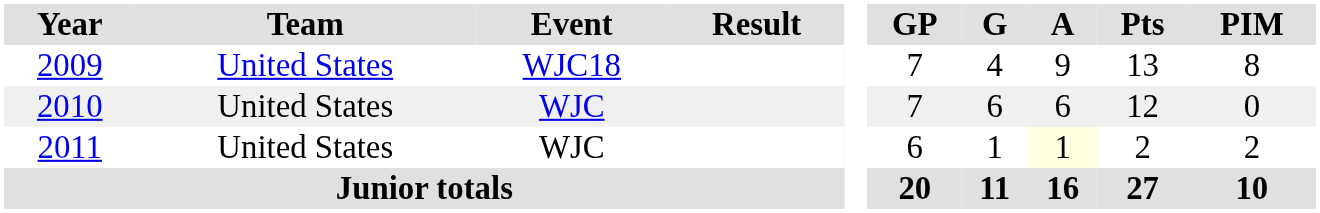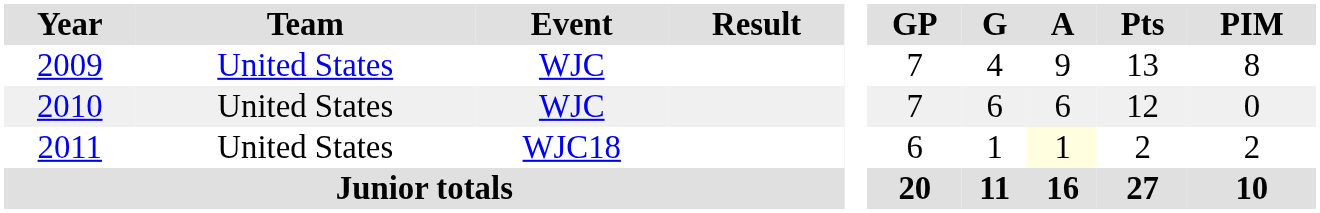(572, 64) WJC18 -> (572, 64) WJC
(572, 146) WJC -> (572, 146) WJC18
